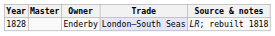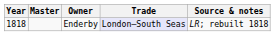(16, 24) 1828 -> (16, 24) 1818
